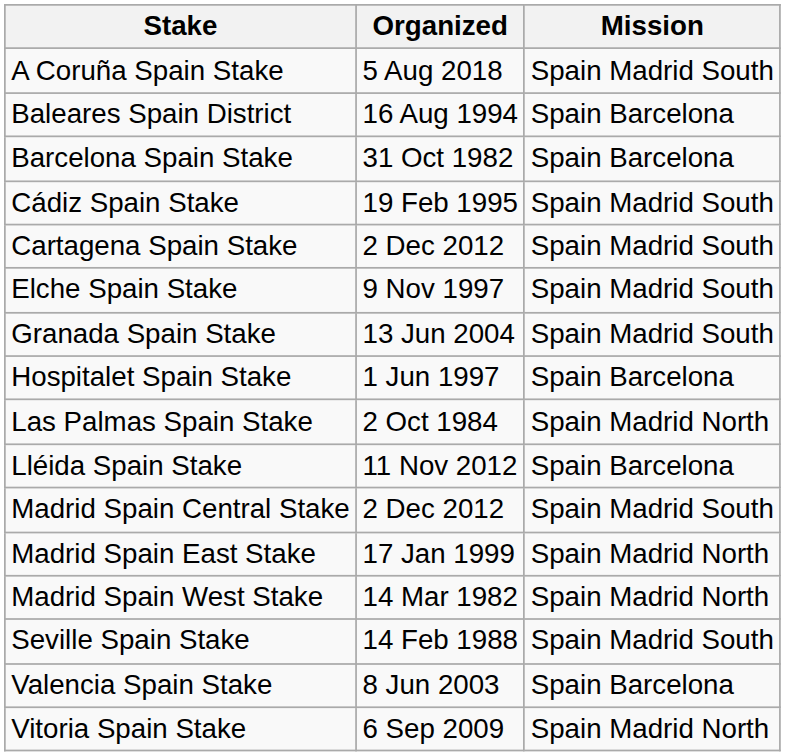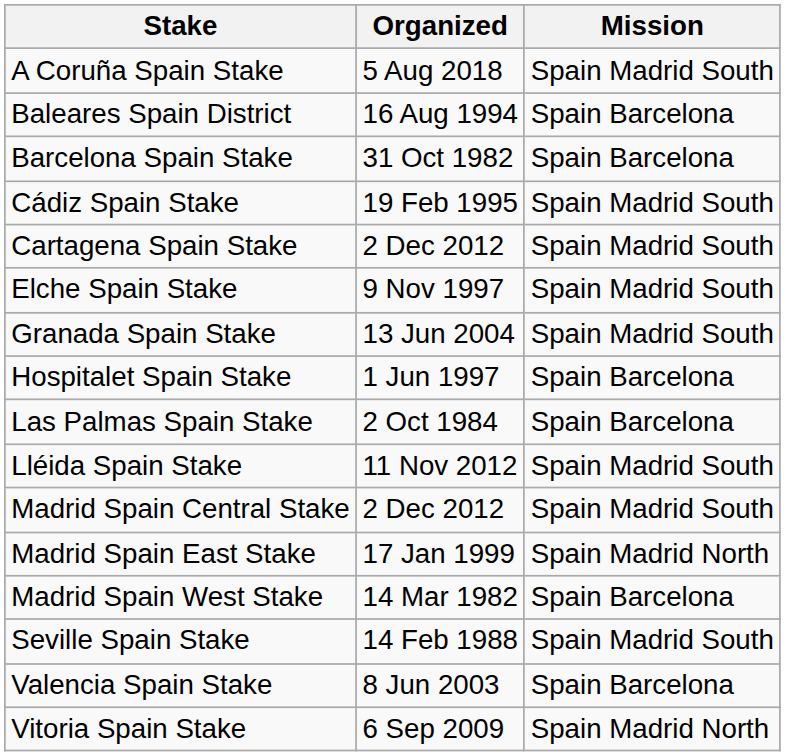(650, 421) Spain Madrid North -> (632, 421) Spain Barcelona
(632, 465) Spain Barcelona -> (652, 465) Spain Madrid South
(650, 597) Spain Madrid North -> (632, 597) Spain Barcelona
